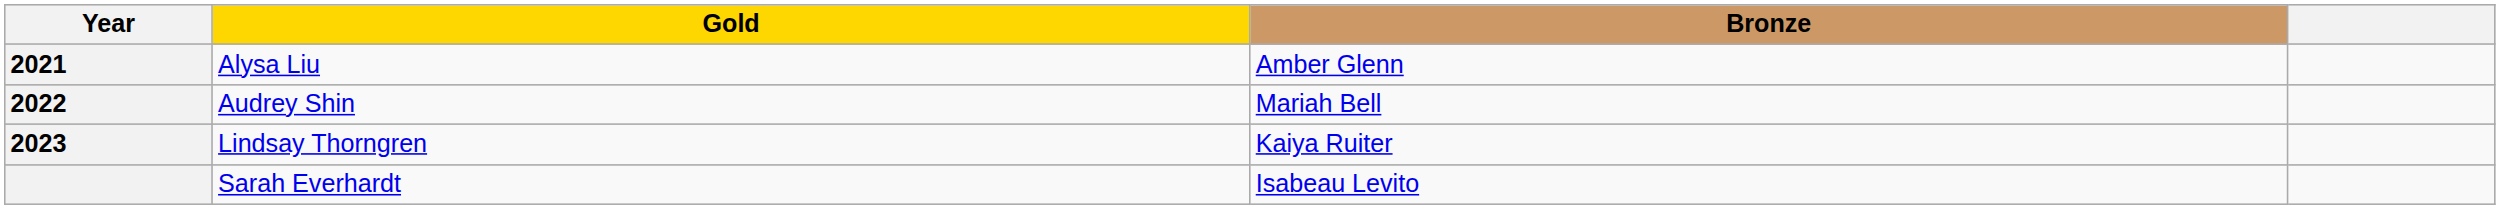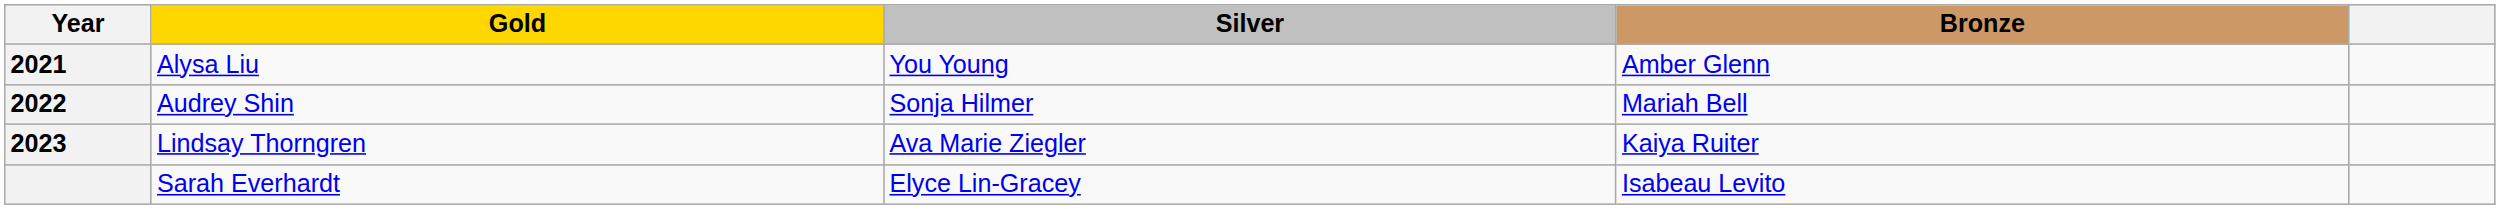+ column: (1250, 24)
